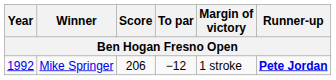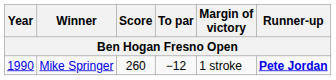(21, 66) 1992 -> (21, 66) 1990
(136, 66) 206 -> (136, 66) 260
